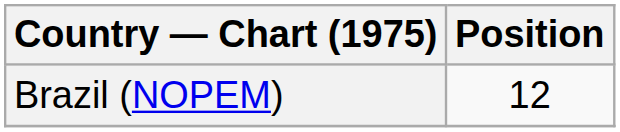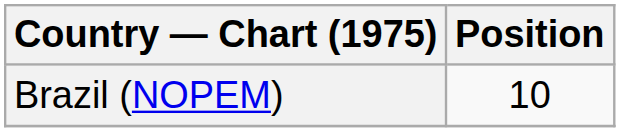(530, 94) 12 -> (530, 94) 10
